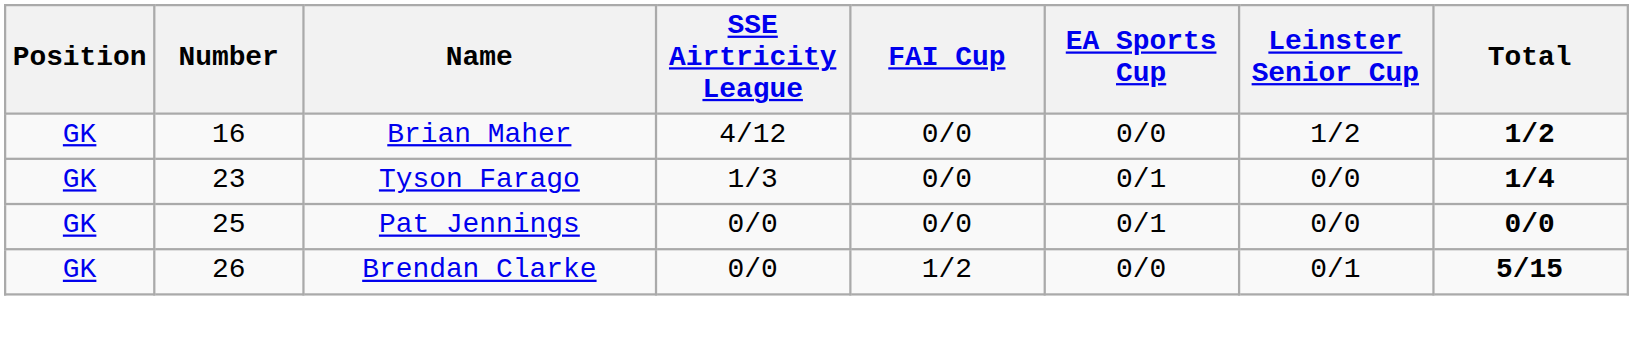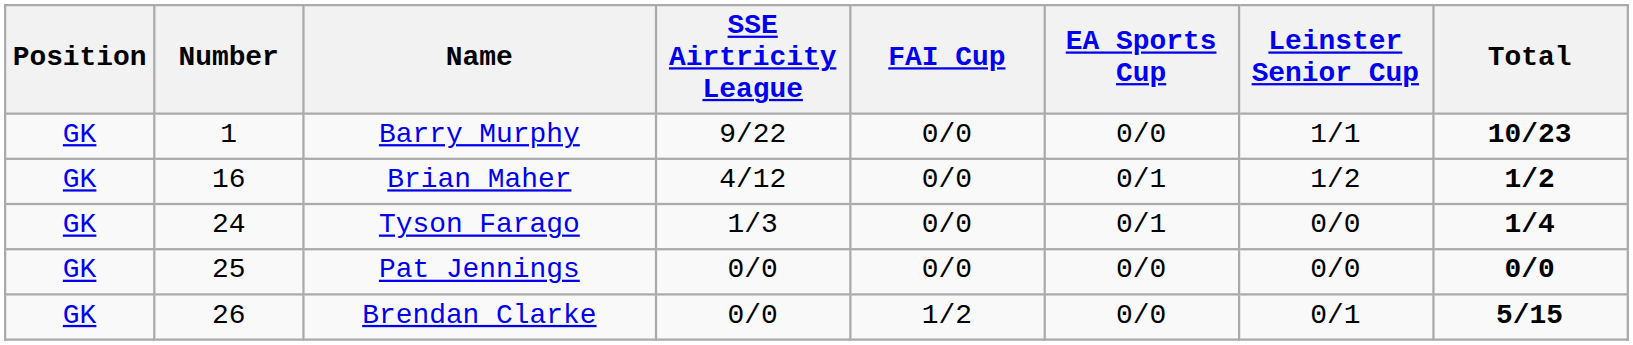+ row: (479, 136)
(1141, 136) 0/0 -> (1141, 181) 0/1
(229, 181) 23 -> (229, 226) 24
(1141, 226) 0/1 -> (1141, 272) 0/0
